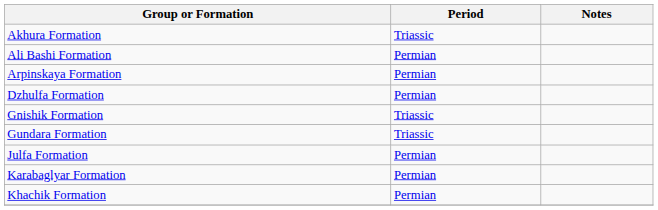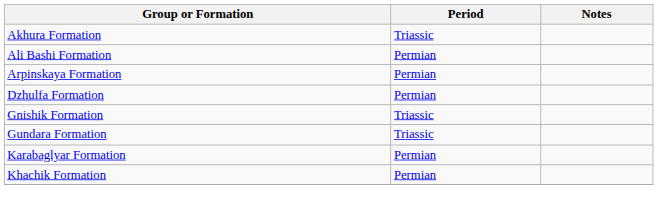- row: (48, 154)
